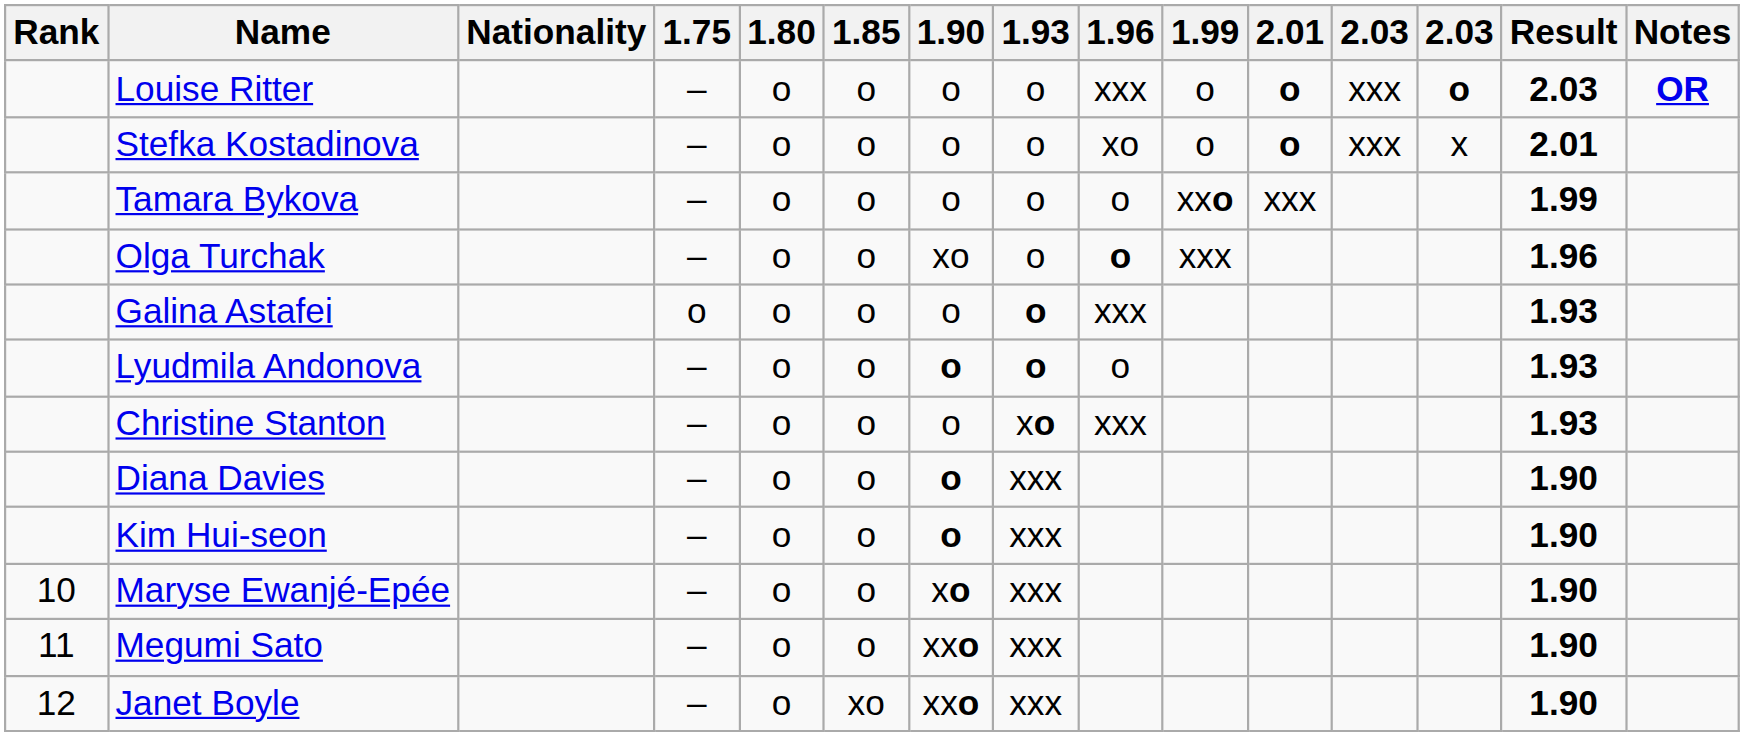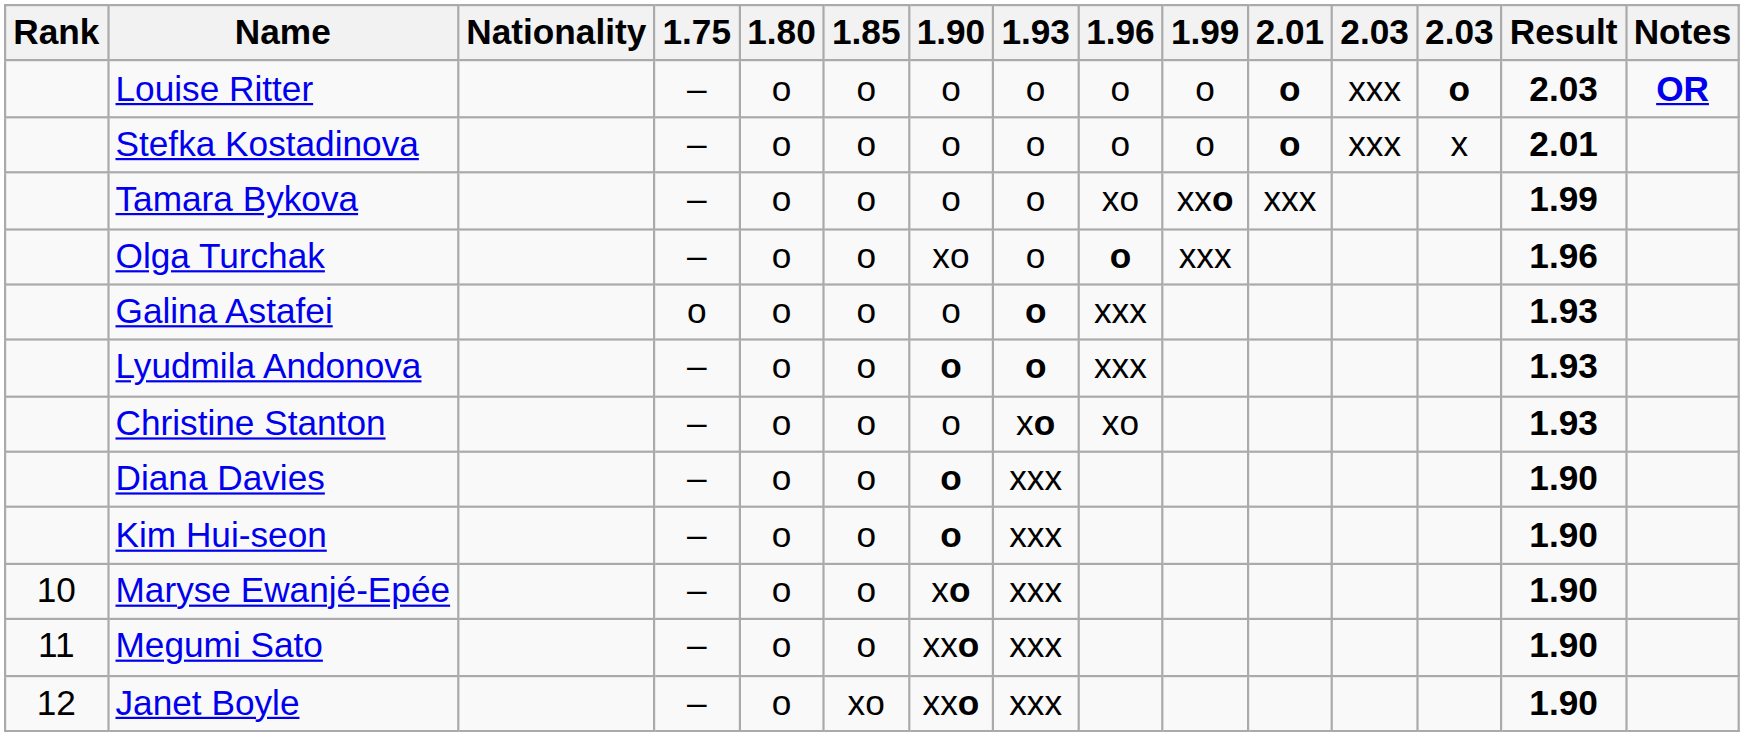(1120, 88) xxx -> (1120, 88) o
(1120, 144) xo -> (1120, 144) o
(1120, 199) o -> (1120, 199) xo
(1120, 367) o -> (1120, 367) xxx
(1120, 423) xxx -> (1120, 423) xo
